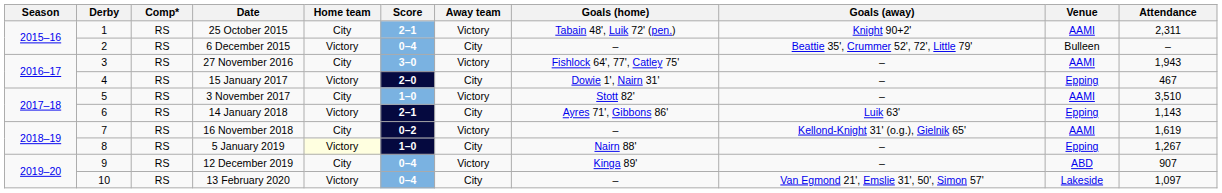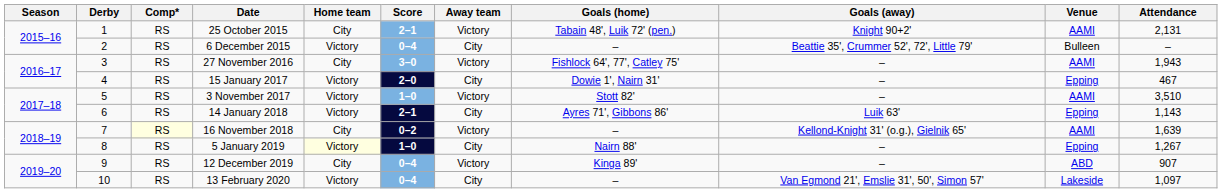(1168, 30) 2,311 -> (1168, 30) 2,131
(342, 96) City -> (342, 96) Victory
(162, 130) no background -> (162, 130) lightyellow background
(1168, 130) 1,619 -> (1168, 130) 1,639
